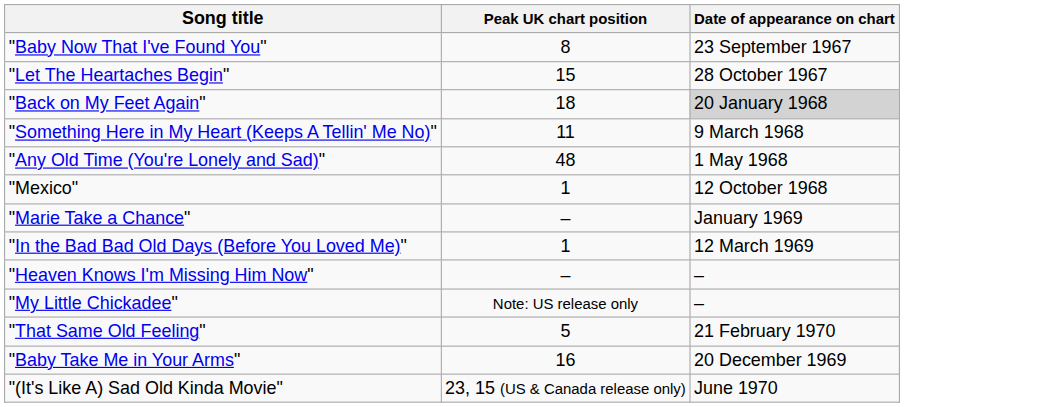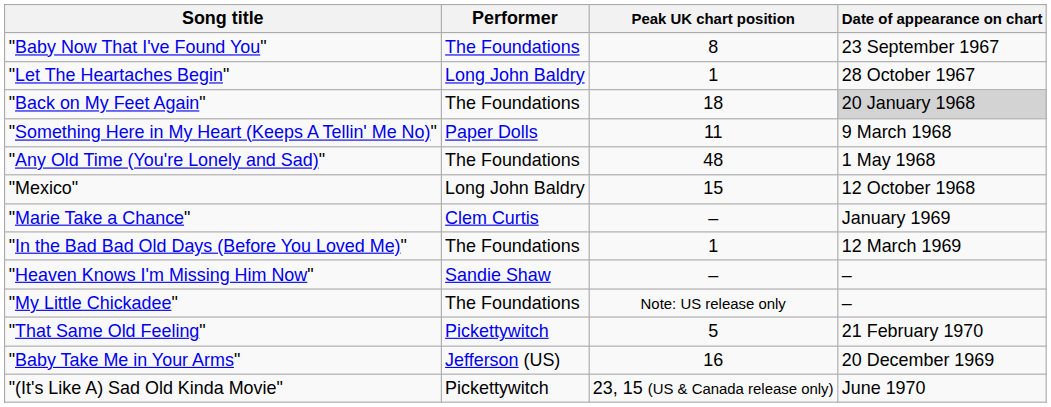+ column: (515, 18)
(565, 75) 15 -> (713, 75) 1
(565, 189) 1 -> (713, 189) 15
